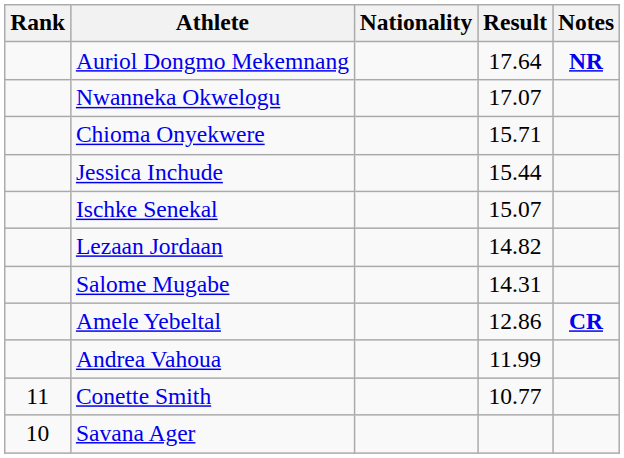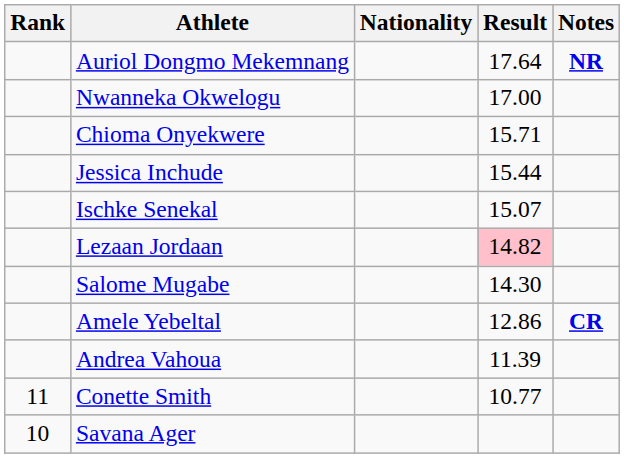(515, 97) 17.07 -> (515, 97) 17.00
(515, 246) no background -> (515, 246) pink background
(515, 284) 14.31 -> (515, 284) 14.30
(515, 358) 11.99 -> (515, 358) 11.39
